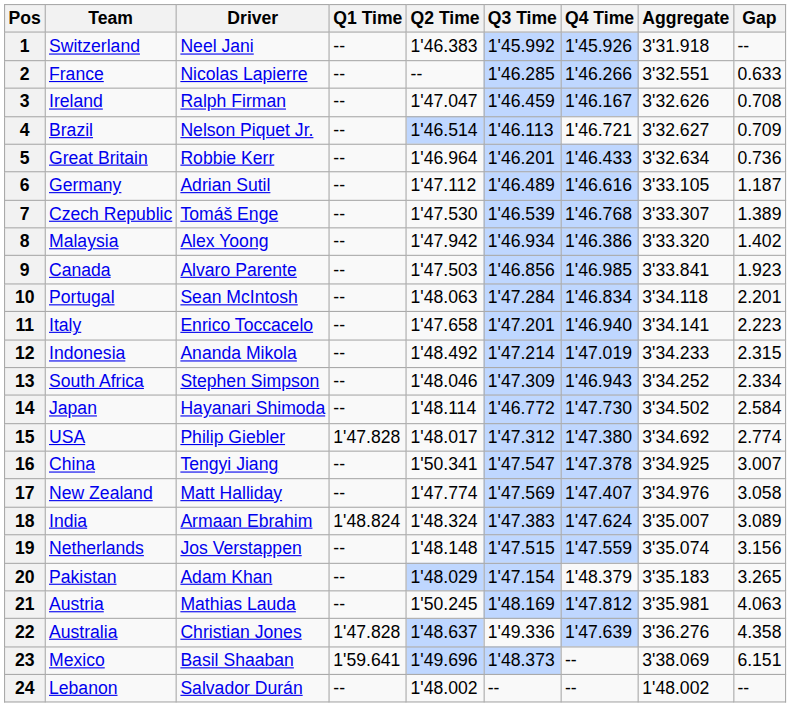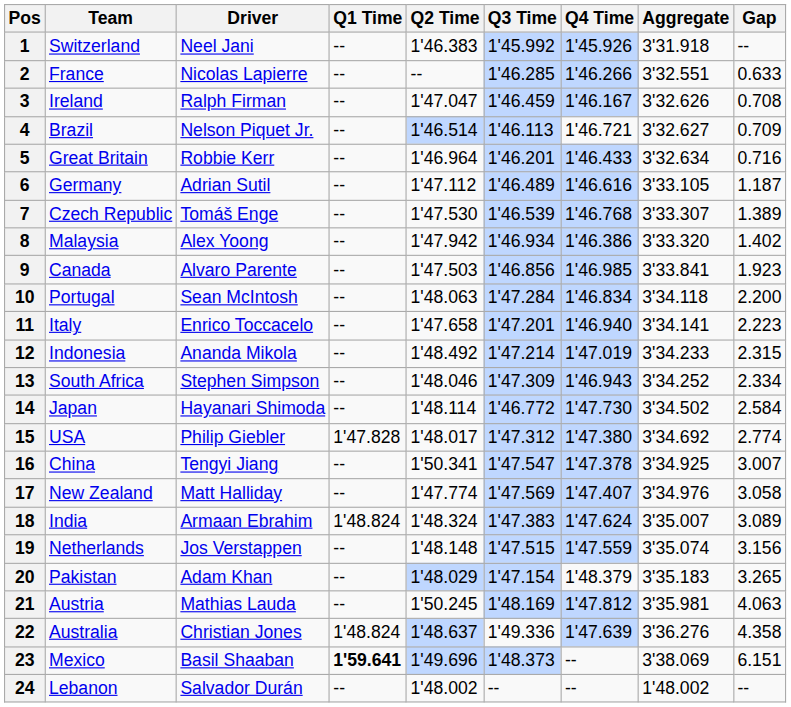(759, 158) 0.736 -> (759, 158) 0.716
(759, 297) 2.201 -> (759, 297) 2.200
(367, 632) 1'47.828 -> (367, 632) 1'48.824
(367, 660) normal -> (367, 660) bold
